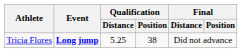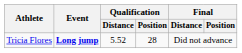(118, 40) 5.25 -> (118, 40) 5.52
(152, 40) 38 -> (152, 40) 28
